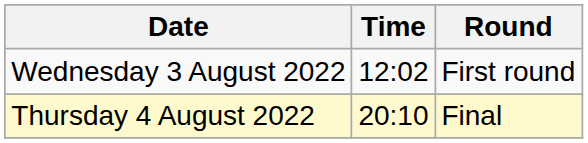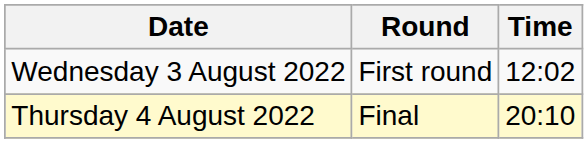columns swapped: (393, 26) <-> (508, 26)
